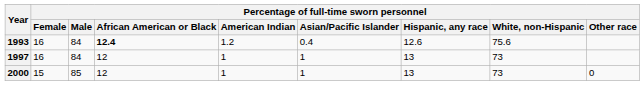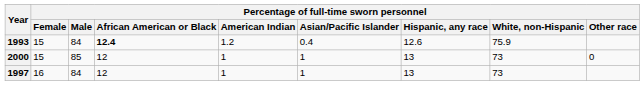(39, 42) 16 -> (39, 42) 15
(502, 42) 75.6 -> (502, 42) 75.9
rows swapped: (18, 57) <-> (18, 73)
